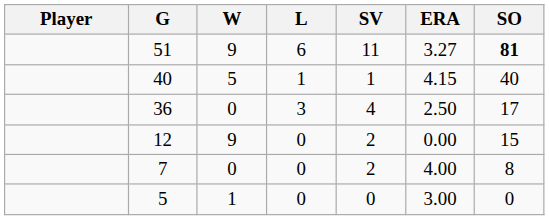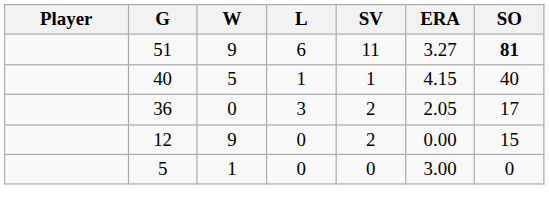(371, 109) 4 -> (371, 109) 2
(440, 109) 2.50 -> (440, 109) 2.05
- row: (163, 169)
